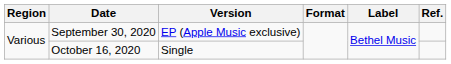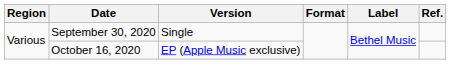(231, 31) EP (Apple Music exclusive) -> (177, 31) Single
(177, 50) Single -> (231, 50) EP (Apple Music exclusive)
